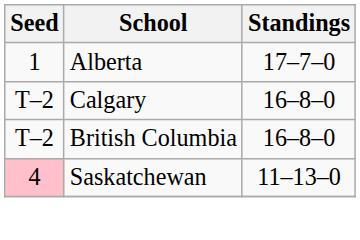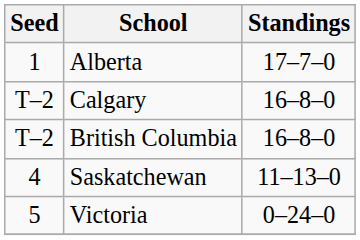(34, 176) pink background -> (34, 176) no background
+ row: (109, 215)
